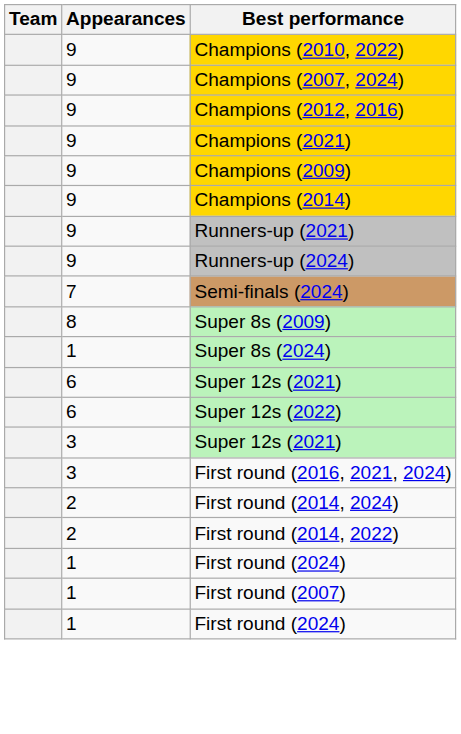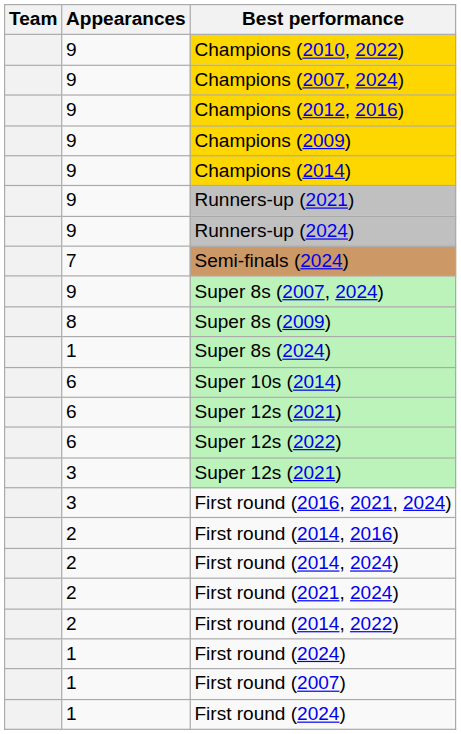- row: (71, 140)
+ row: (71, 291)
+ row: (71, 381)
+ row: (71, 532)
+ row: (71, 593)
